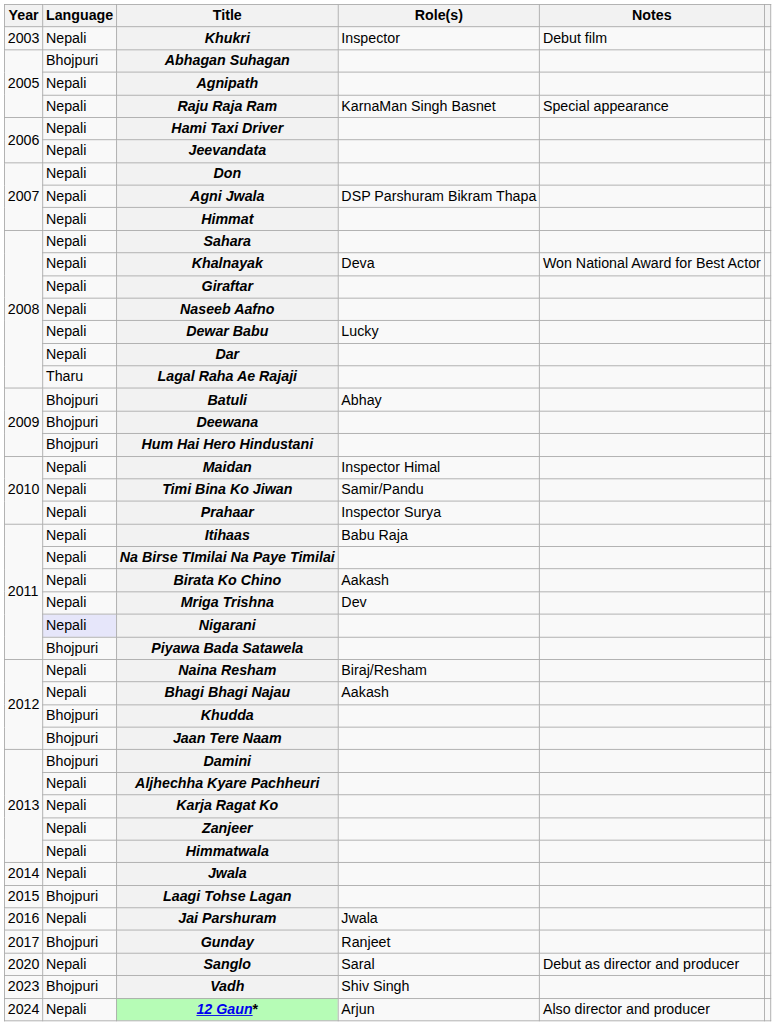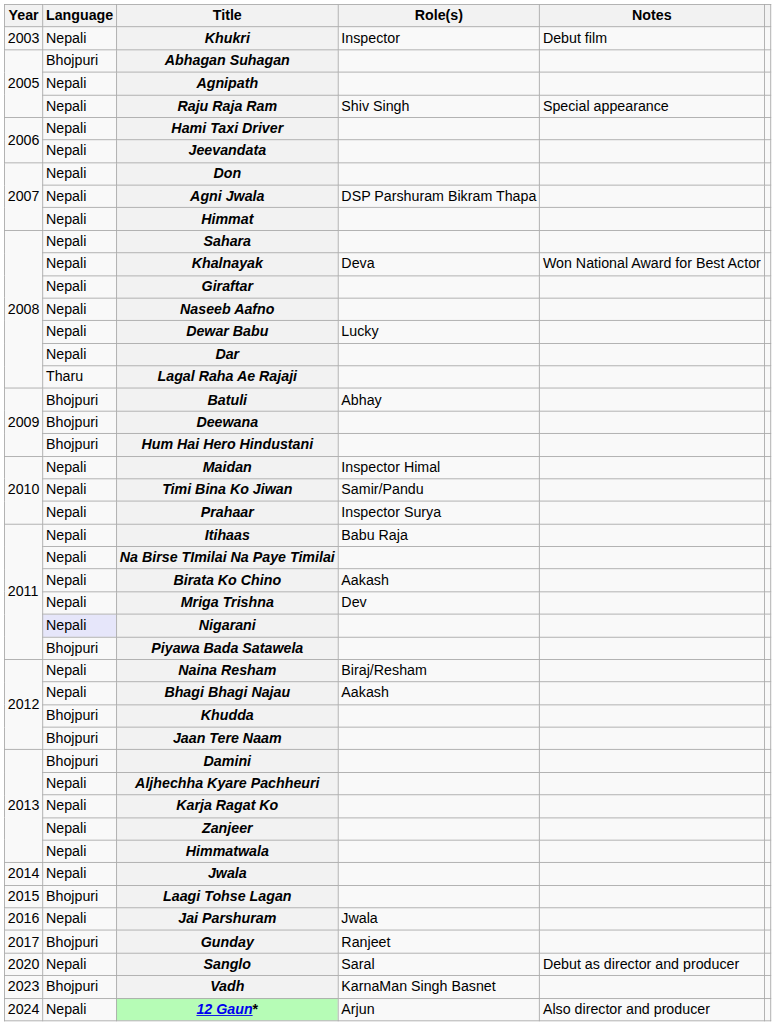(419, 106) KarnaMan Singh Basnet -> (375, 106) Shiv Singh
(375, 986) Shiv Singh -> (419, 986) KarnaMan Singh Basnet
